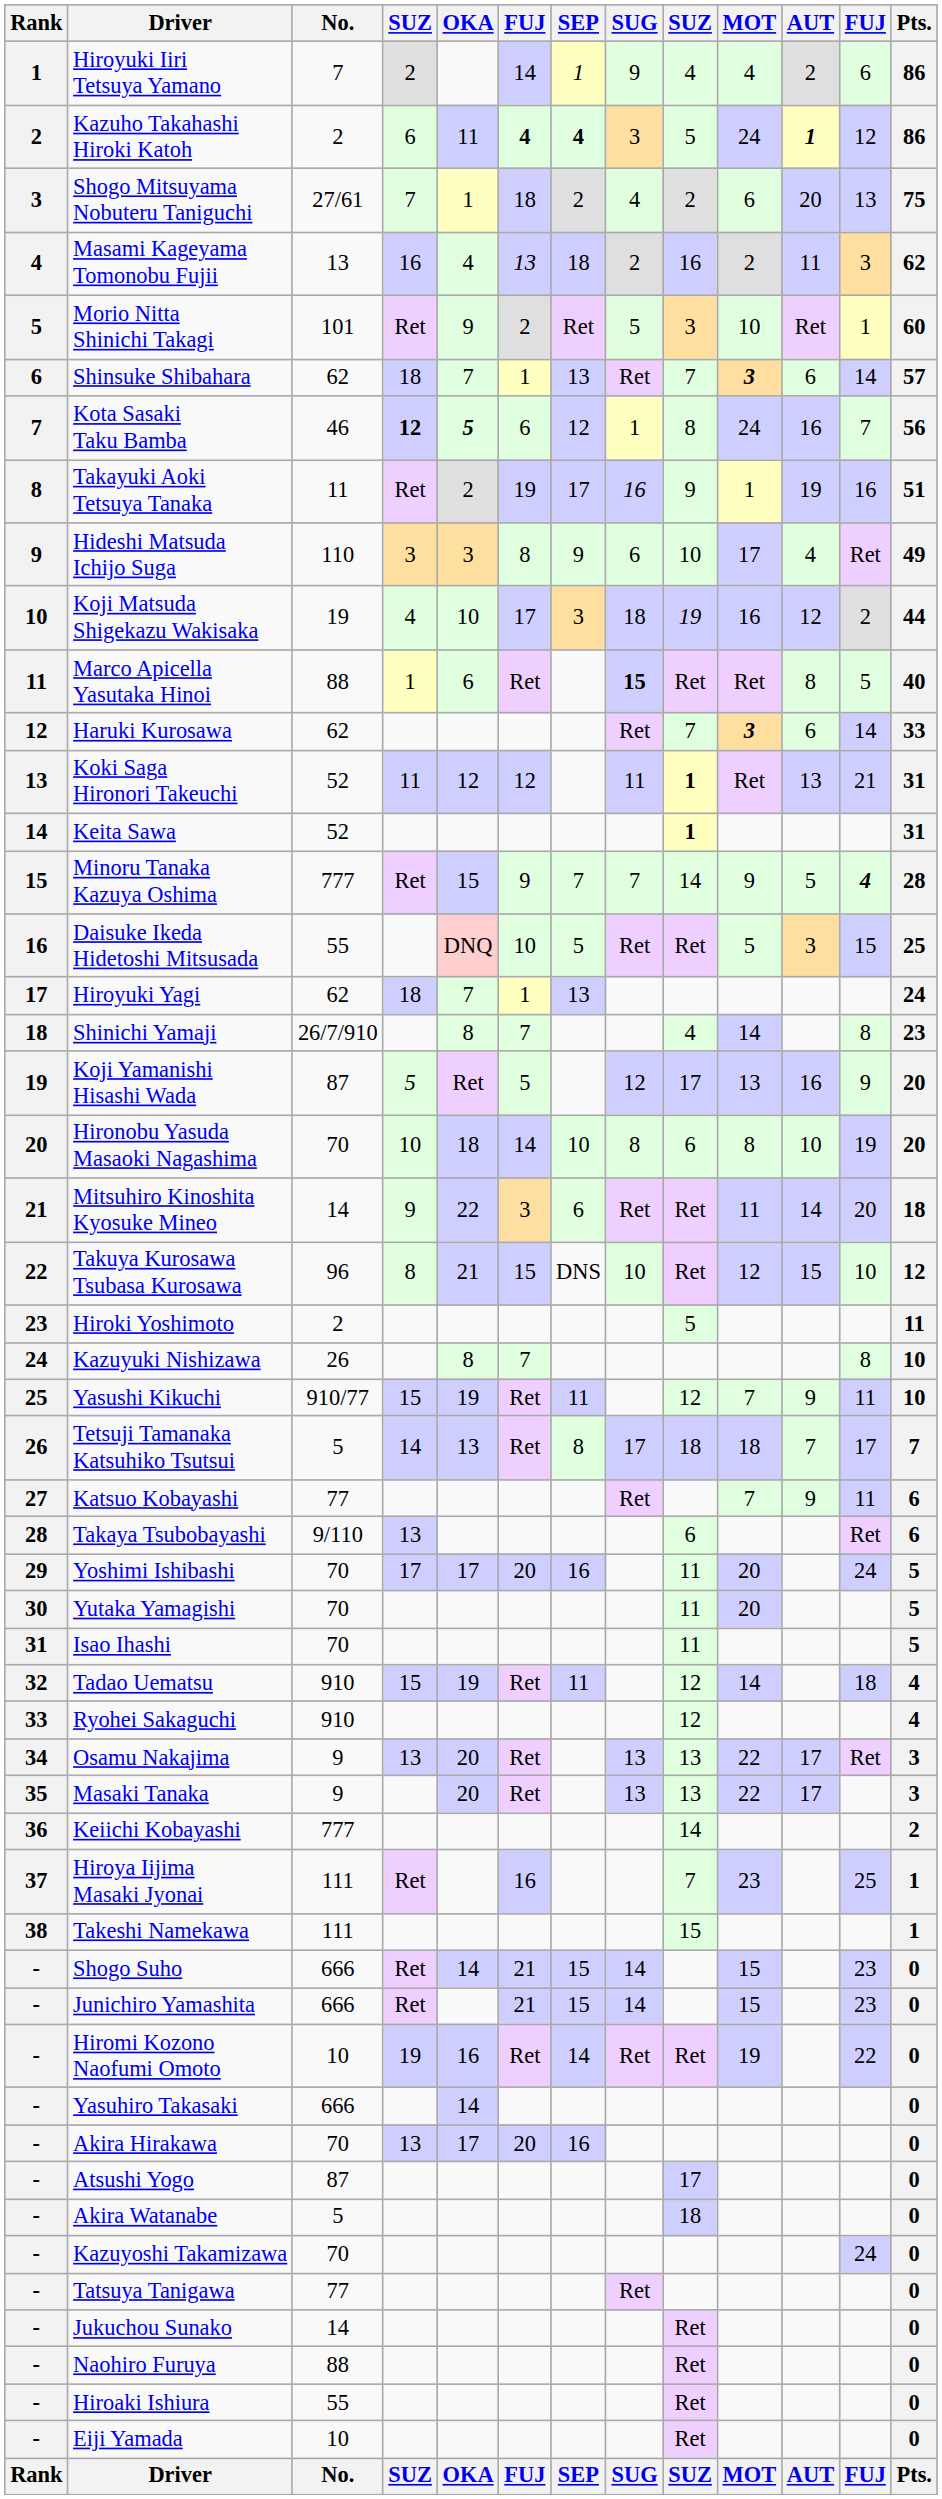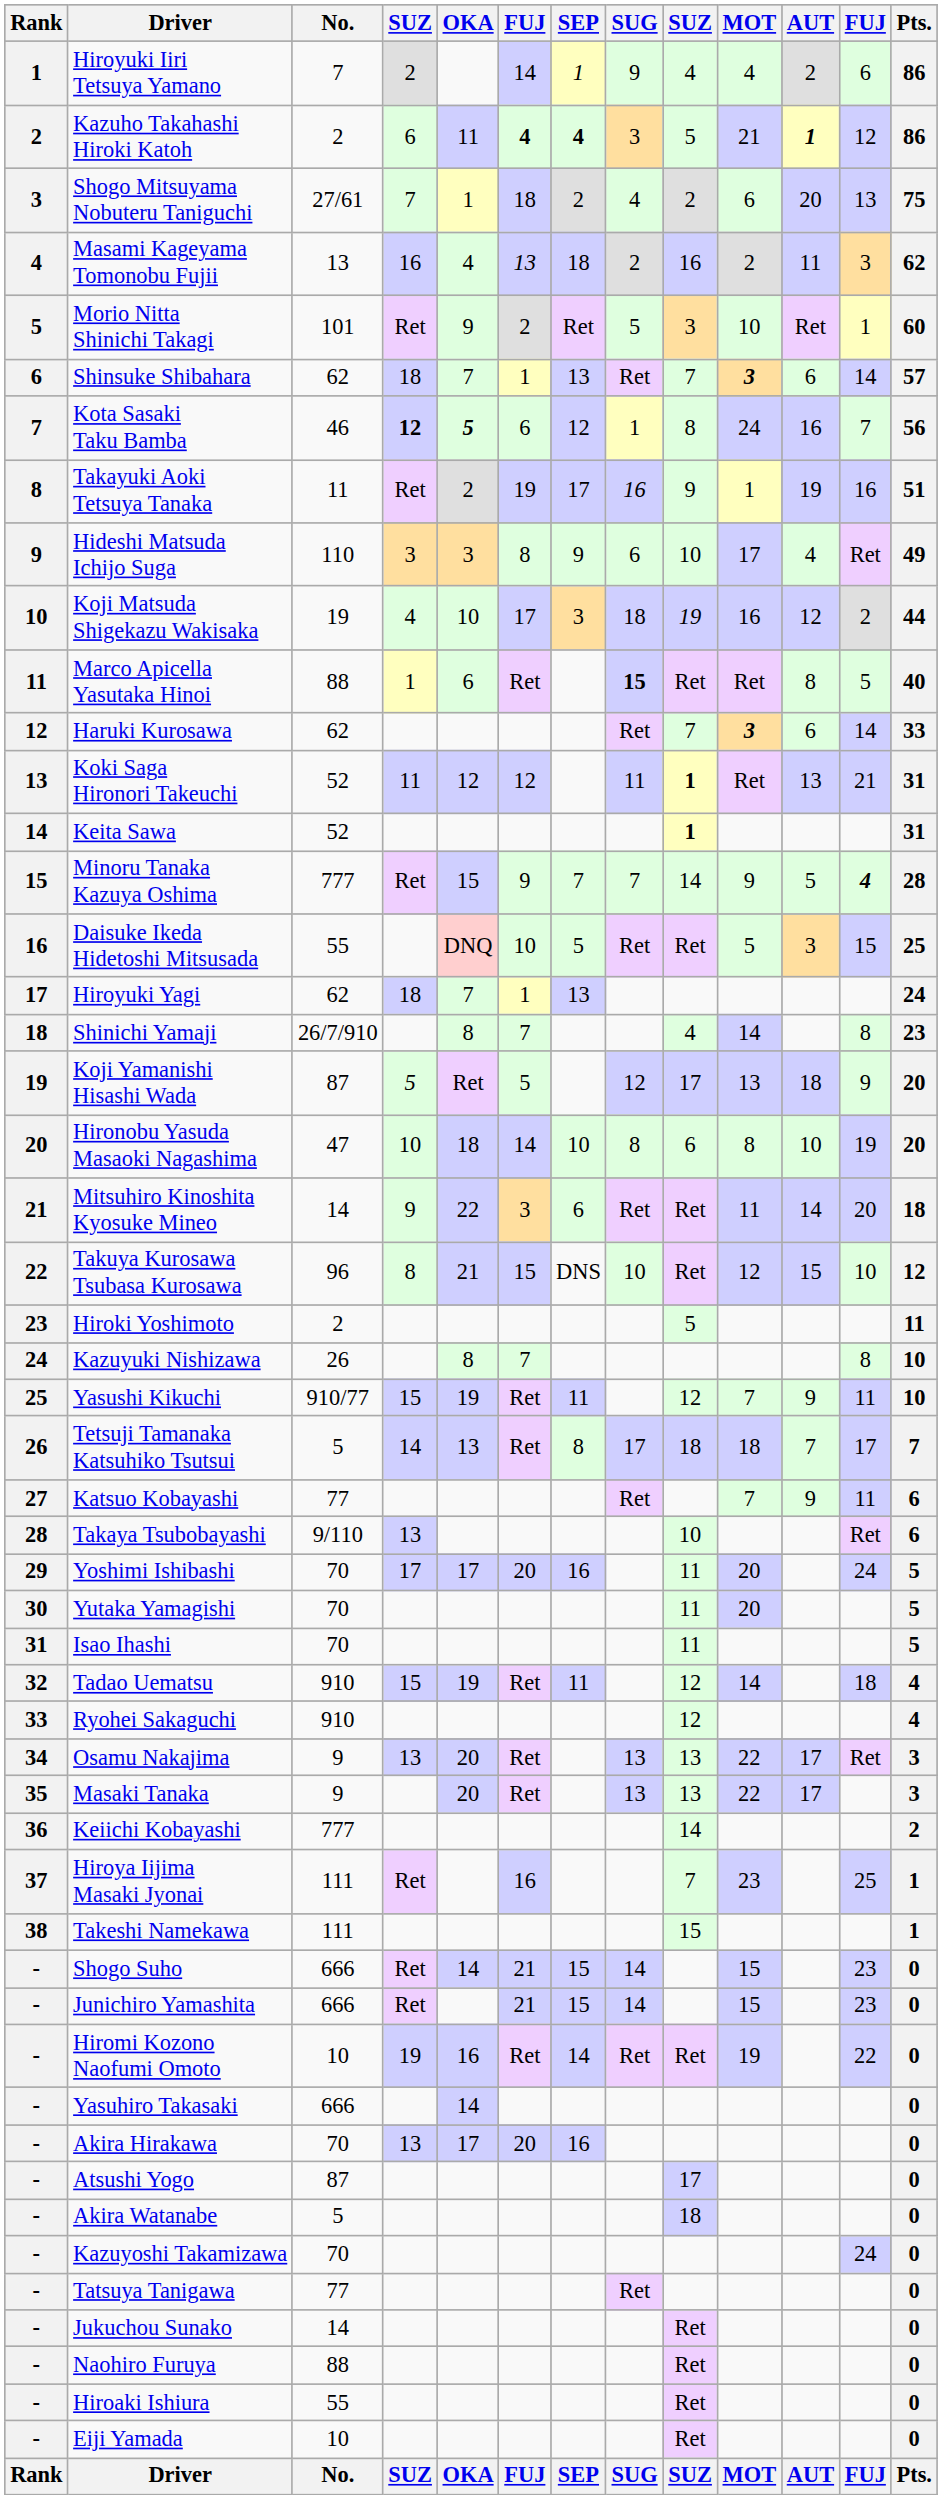(749, 136) 24 -> (749, 136) 21
(810, 1082) 16 -> (810, 1082) 18
(338, 1145) 70 -> (338, 1145) 47
(690, 1534) 6 -> (690, 1534) 10
